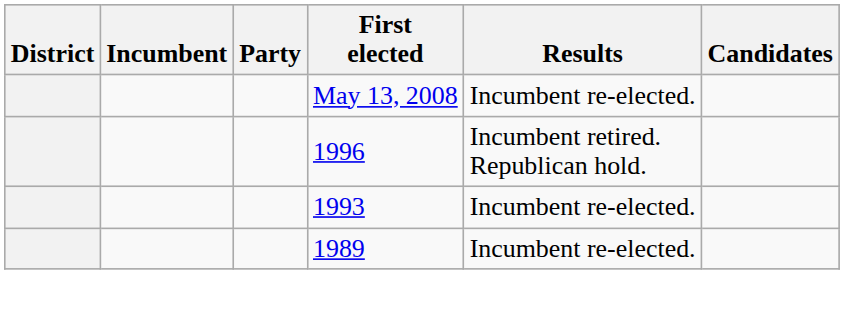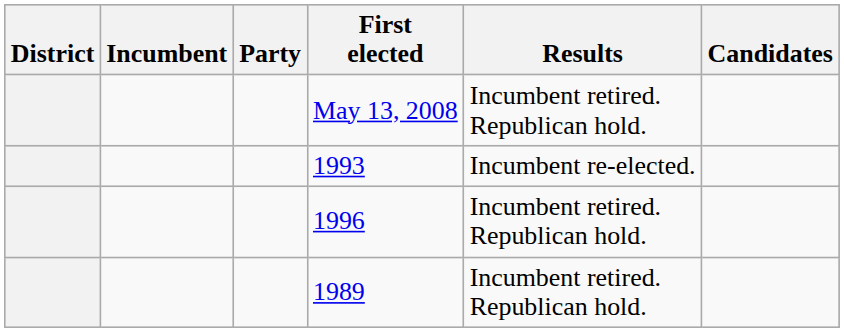(583, 95) Incumbent re-elected. -> (565, 109) Incumbent retired. Republican hold.
rows swapped: (339, 206) <-> (339, 151)
(583, 247) Incumbent re-elected. -> (565, 291) Incumbent retired. Republican hold.
